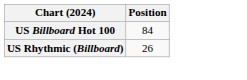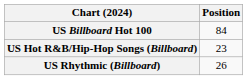+ row: (102, 48)
